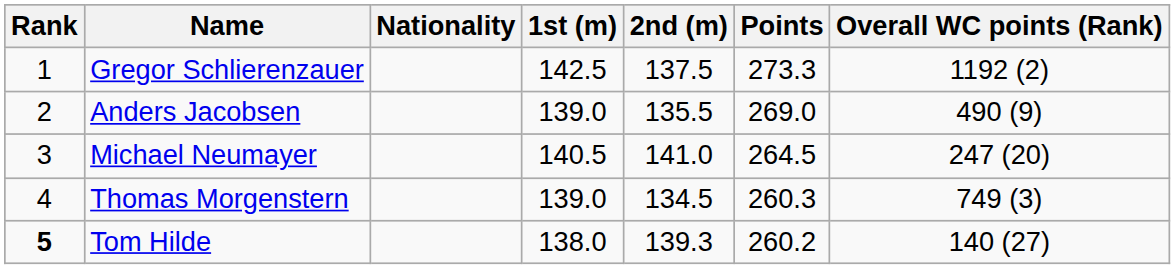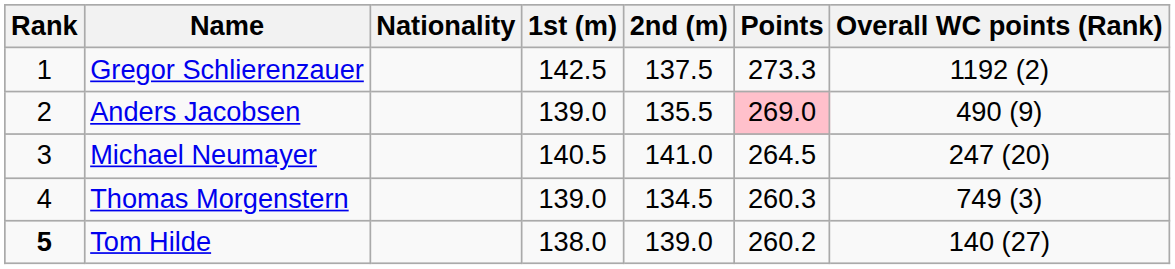(782, 112) no background -> (782, 112) pink background
(679, 241) 139.3 -> (679, 241) 139.0
